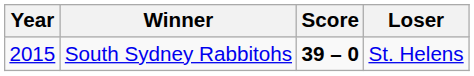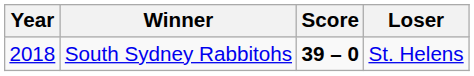(32, 53) 2015 -> (32, 53) 2018
